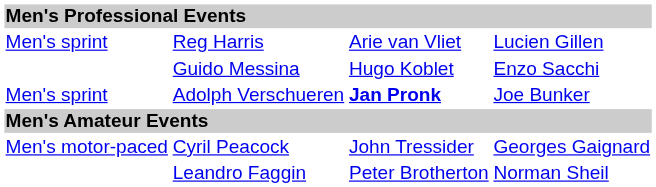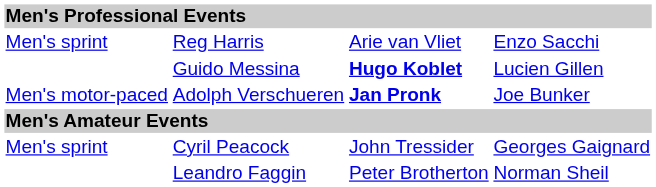(548, 42) Lucien Gillen -> (546, 42) Enzo Sacchi
(401, 68) normal -> (406, 68) bold
(546, 68) Enzo Sacchi -> (548, 68) Lucien Gillen
(57, 94) Men's sprint -> (87, 94) Men's motor-paced
(87, 147) Men's motor-paced -> (57, 147) Men's sprint
